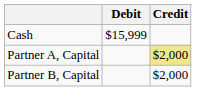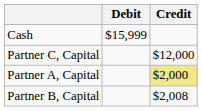+ row: (53, 55)
(170, 75) $2,000 -> (170, 95) $2,008
